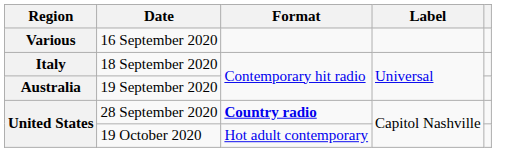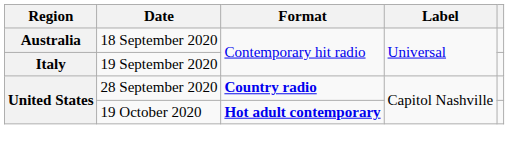- row: (159, 40)
(51, 64) Italy -> (51, 40) Australia
(51, 87) Australia -> (51, 64) Italy
(296, 135) normal -> (303, 111) bold
